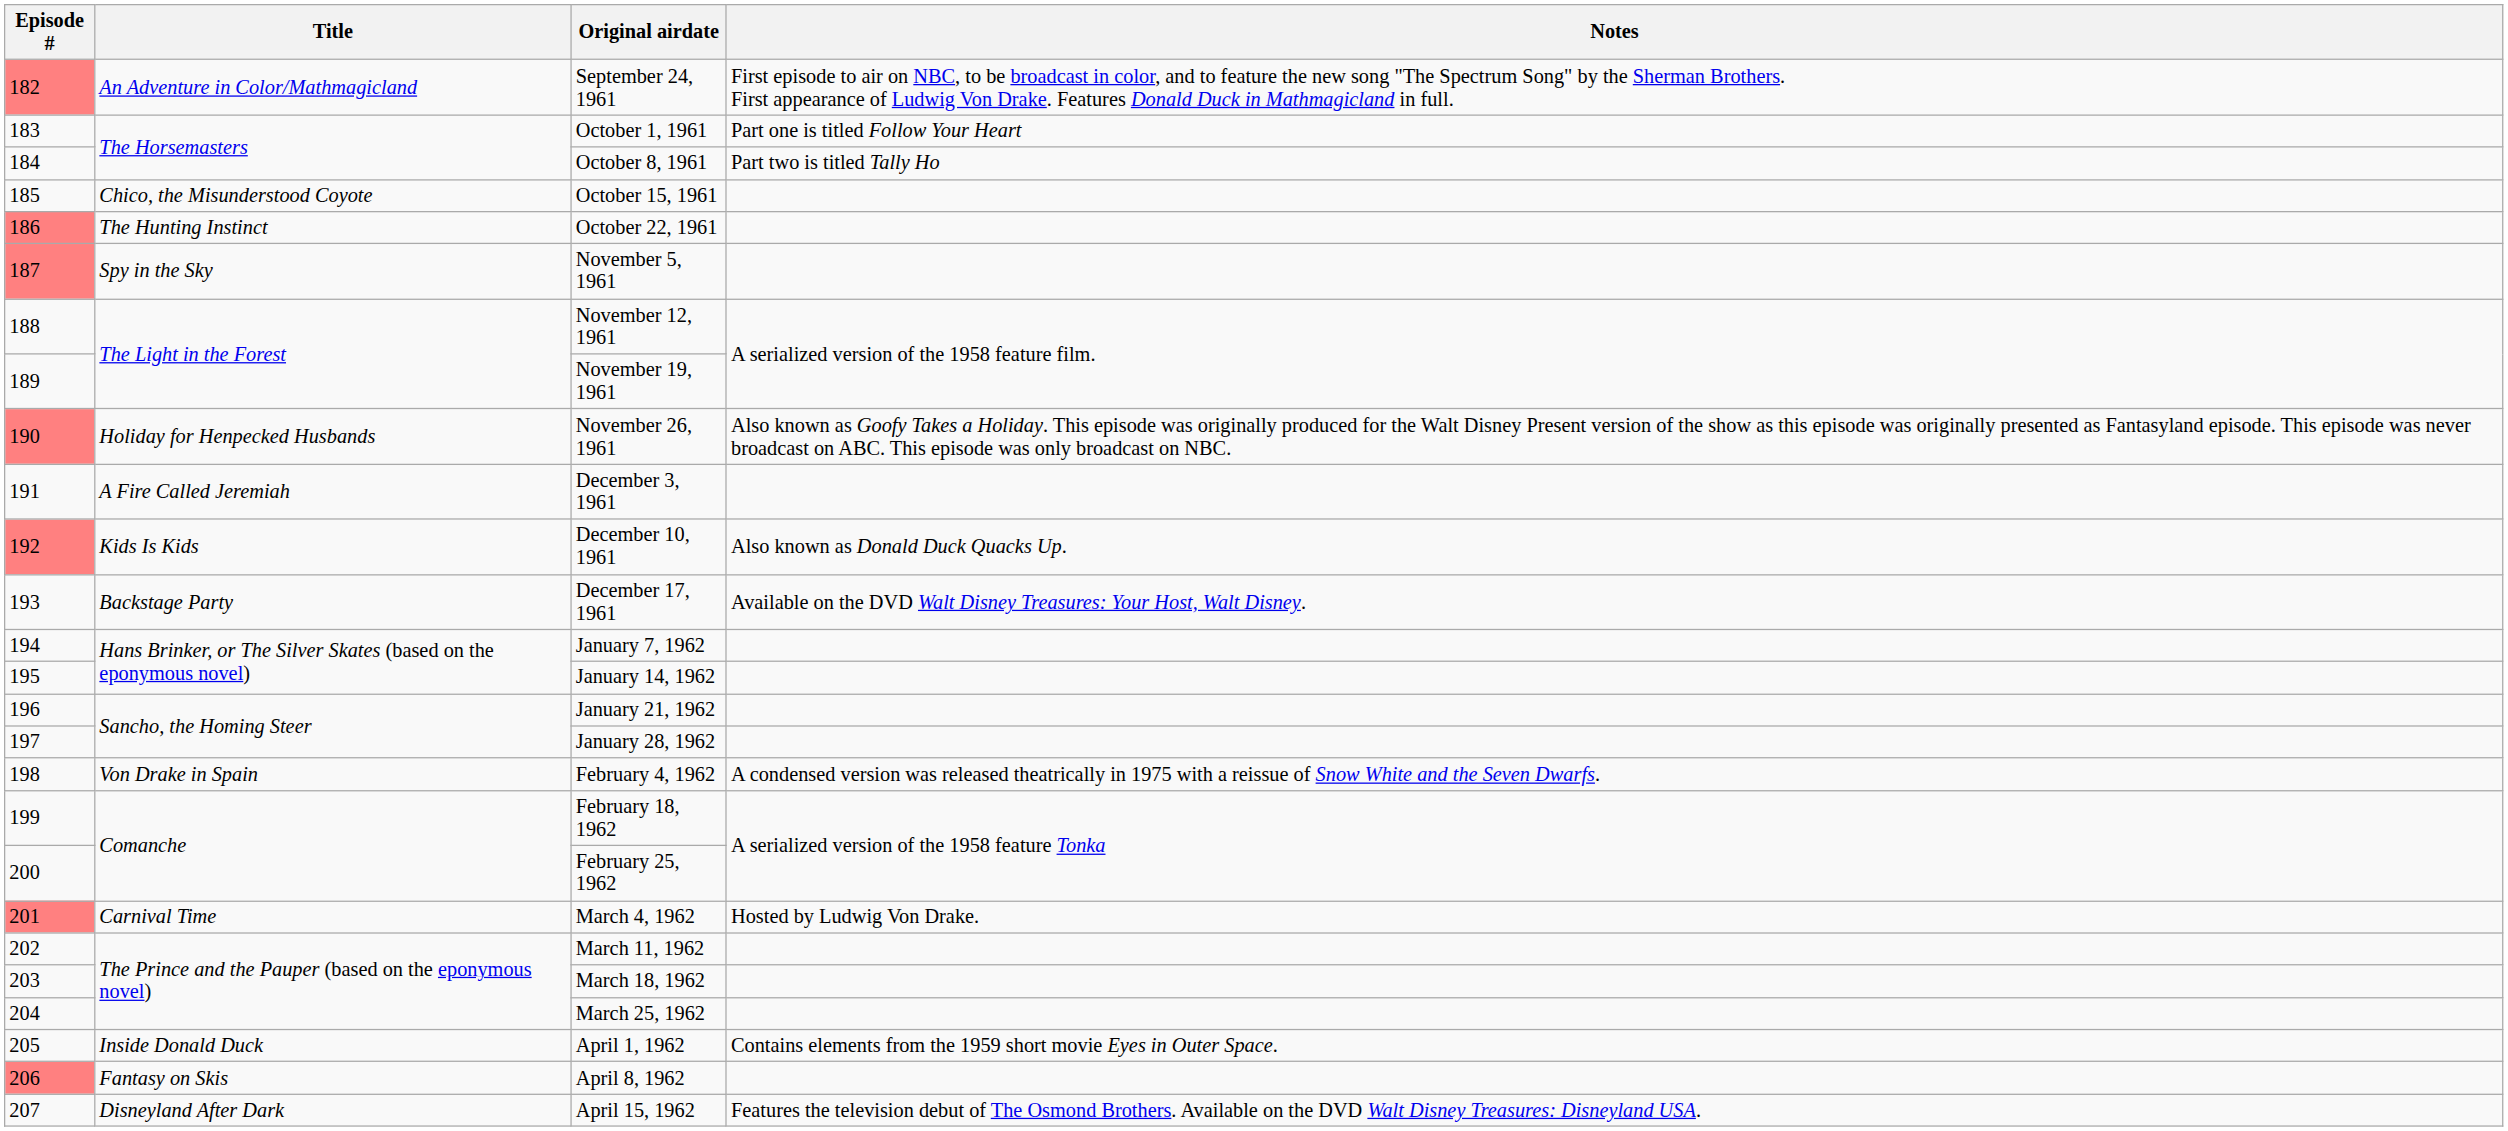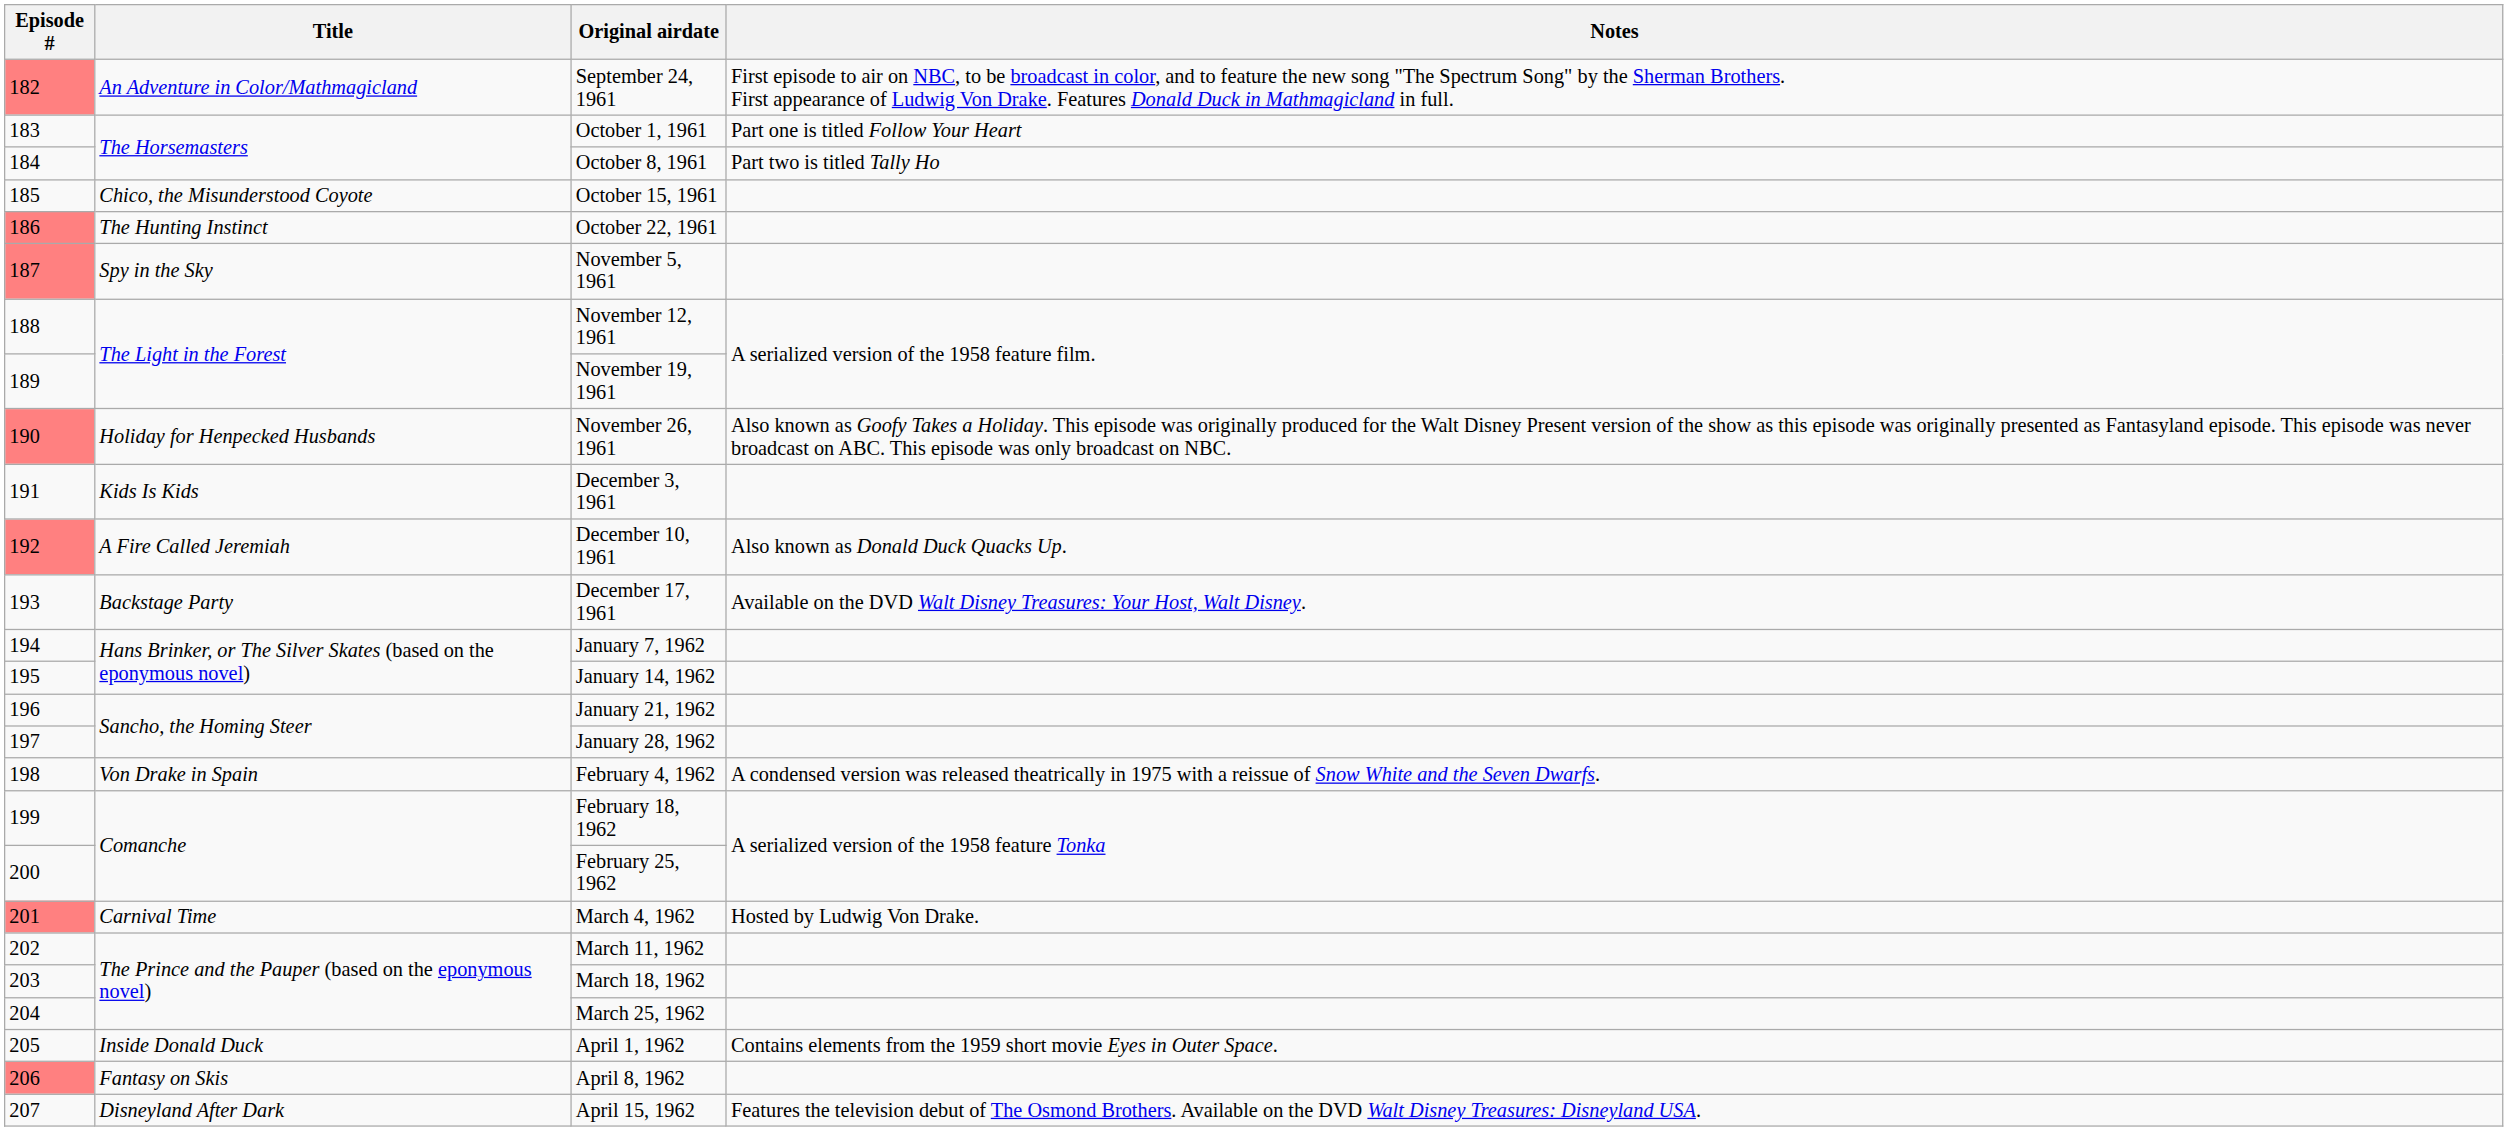(195, 491) A Fire Called Jeremiah -> (149, 491) Kids Is Kids
(149, 546) Kids Is Kids -> (195, 546) A Fire Called Jeremiah
